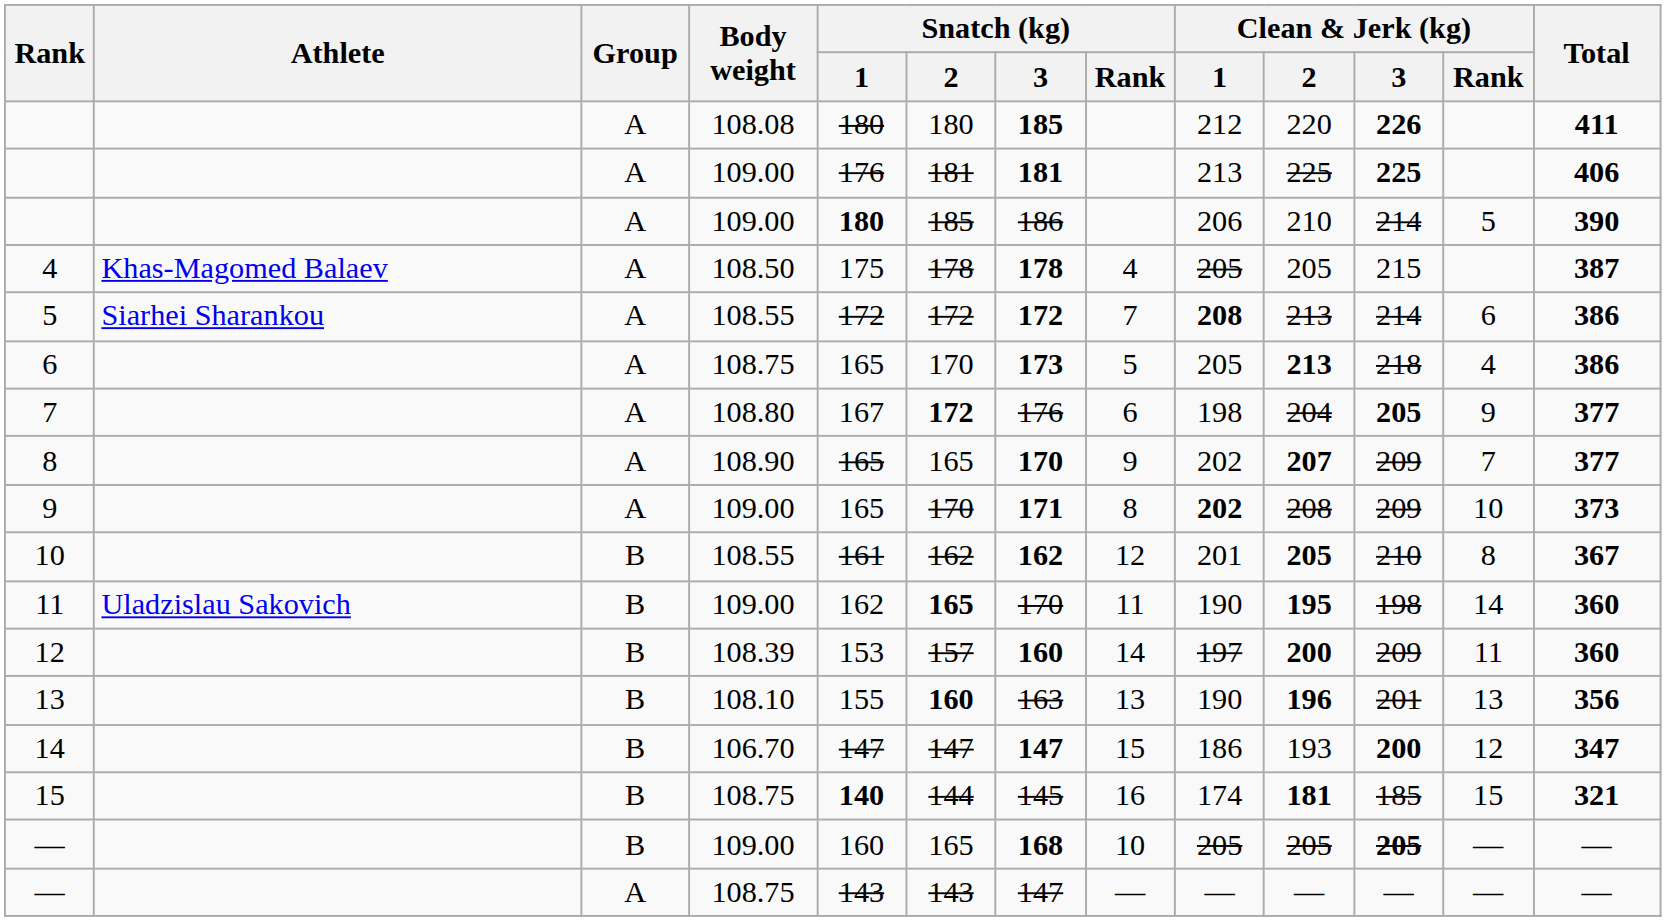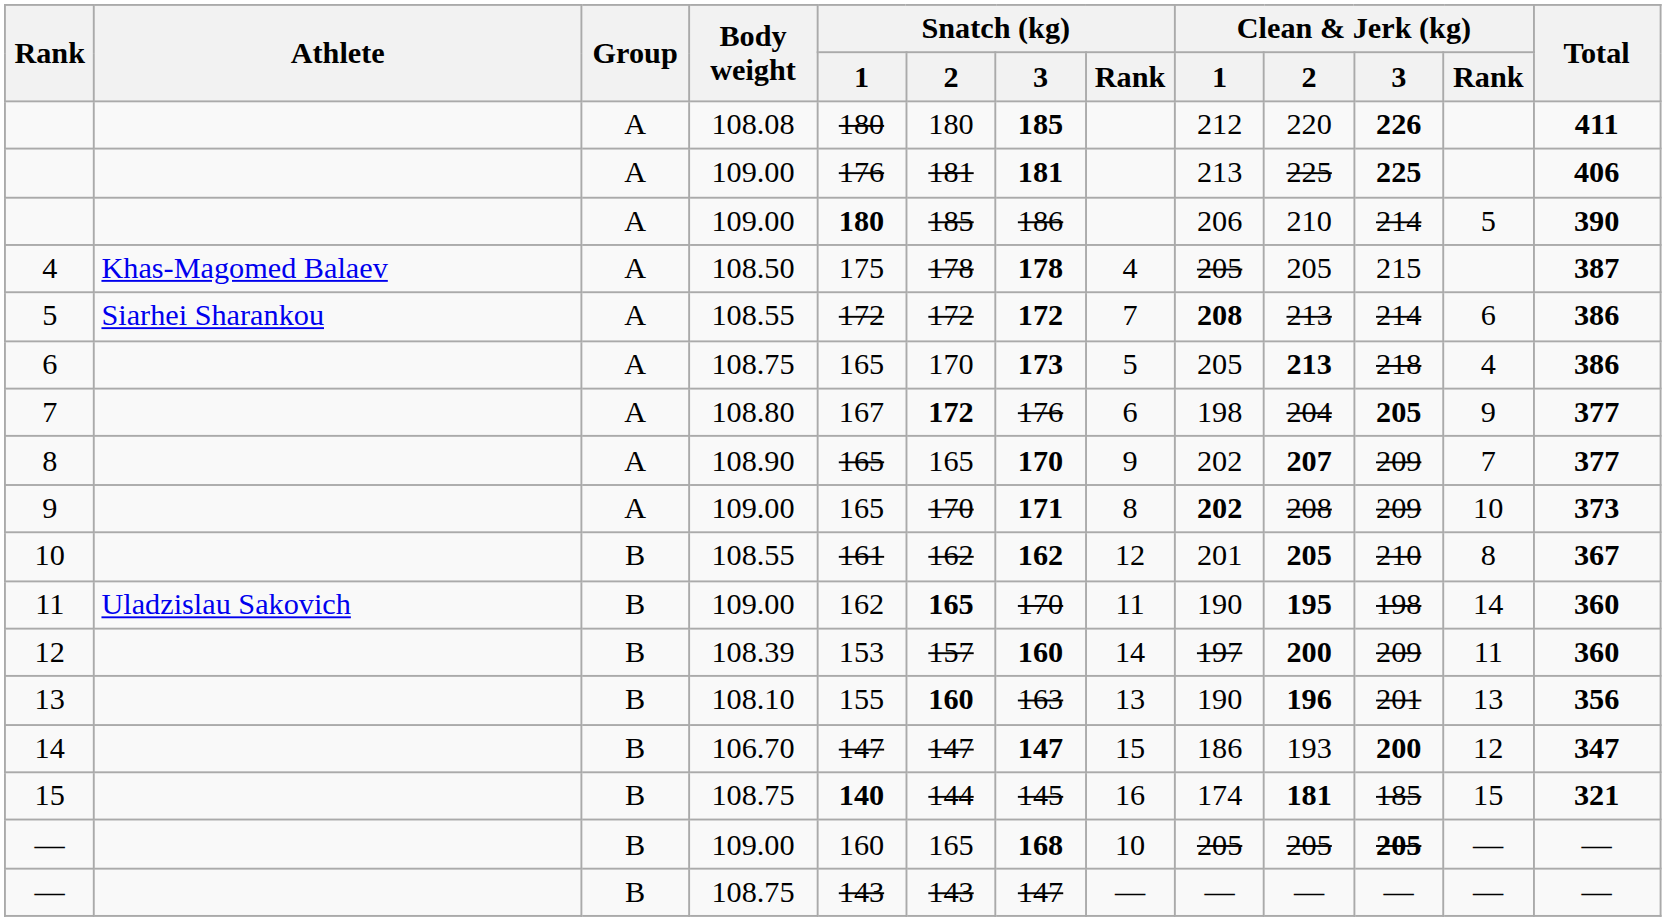(635, 891) A -> (635, 891) B
